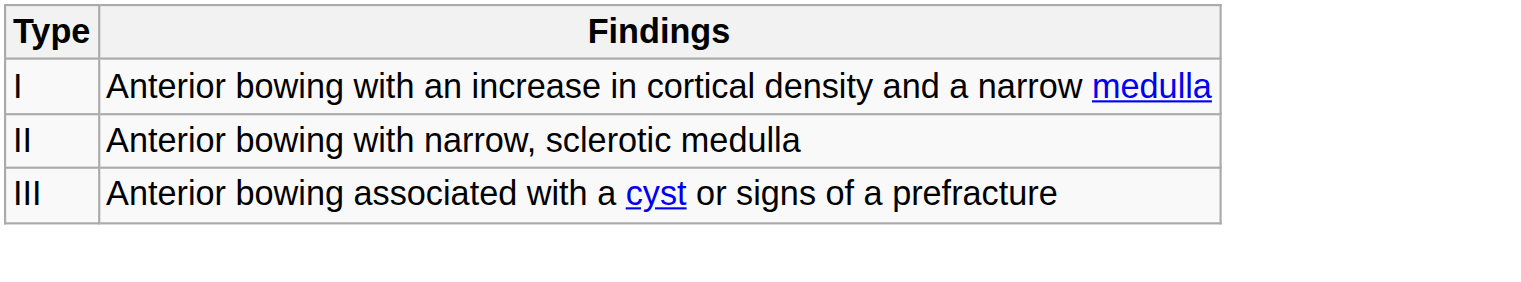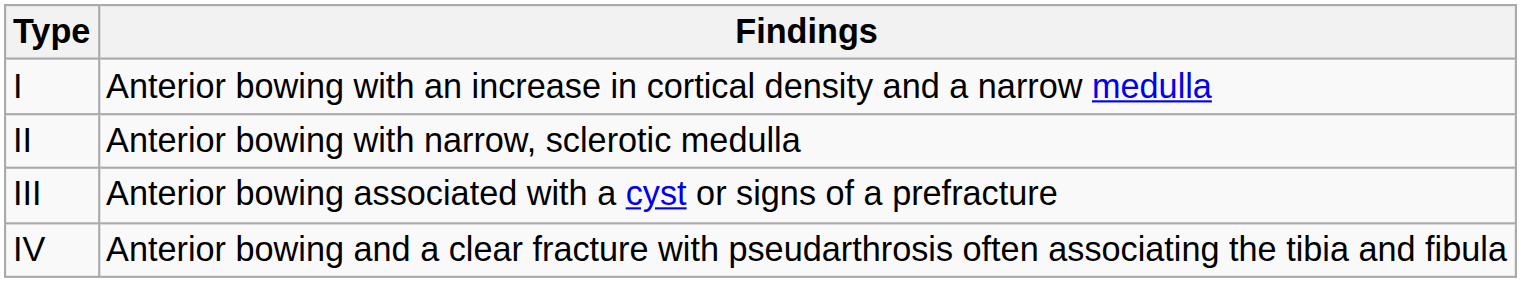+ row: (29, 248)
